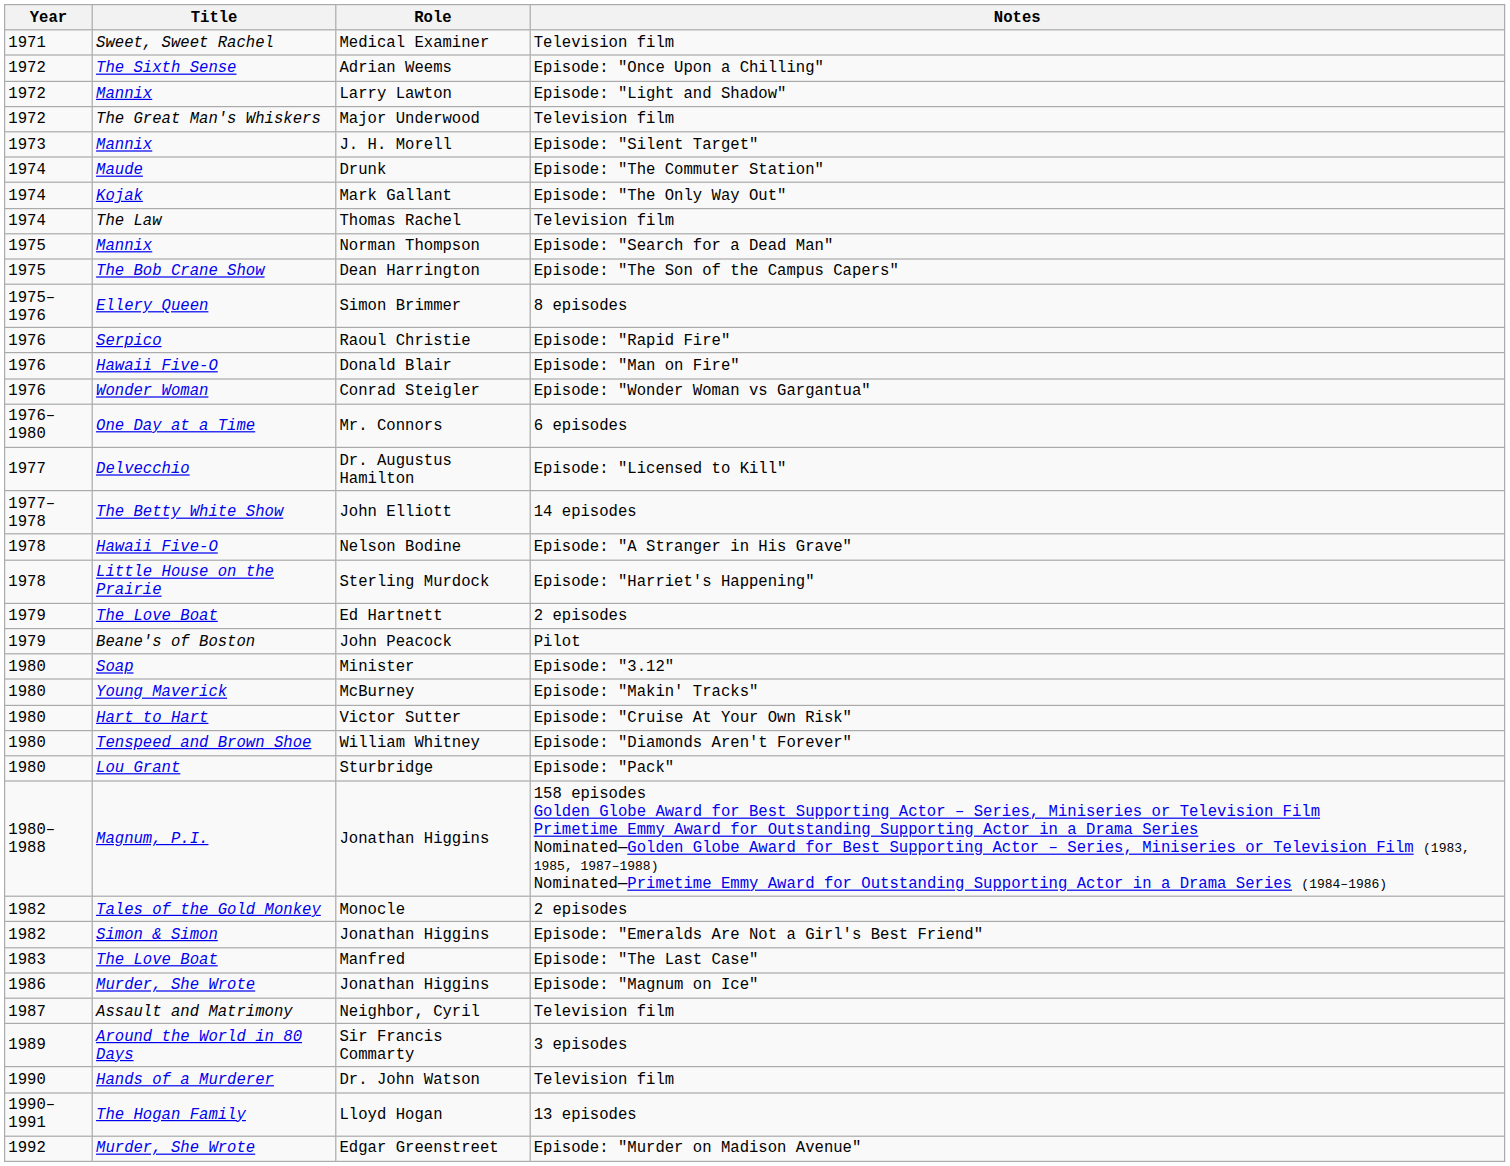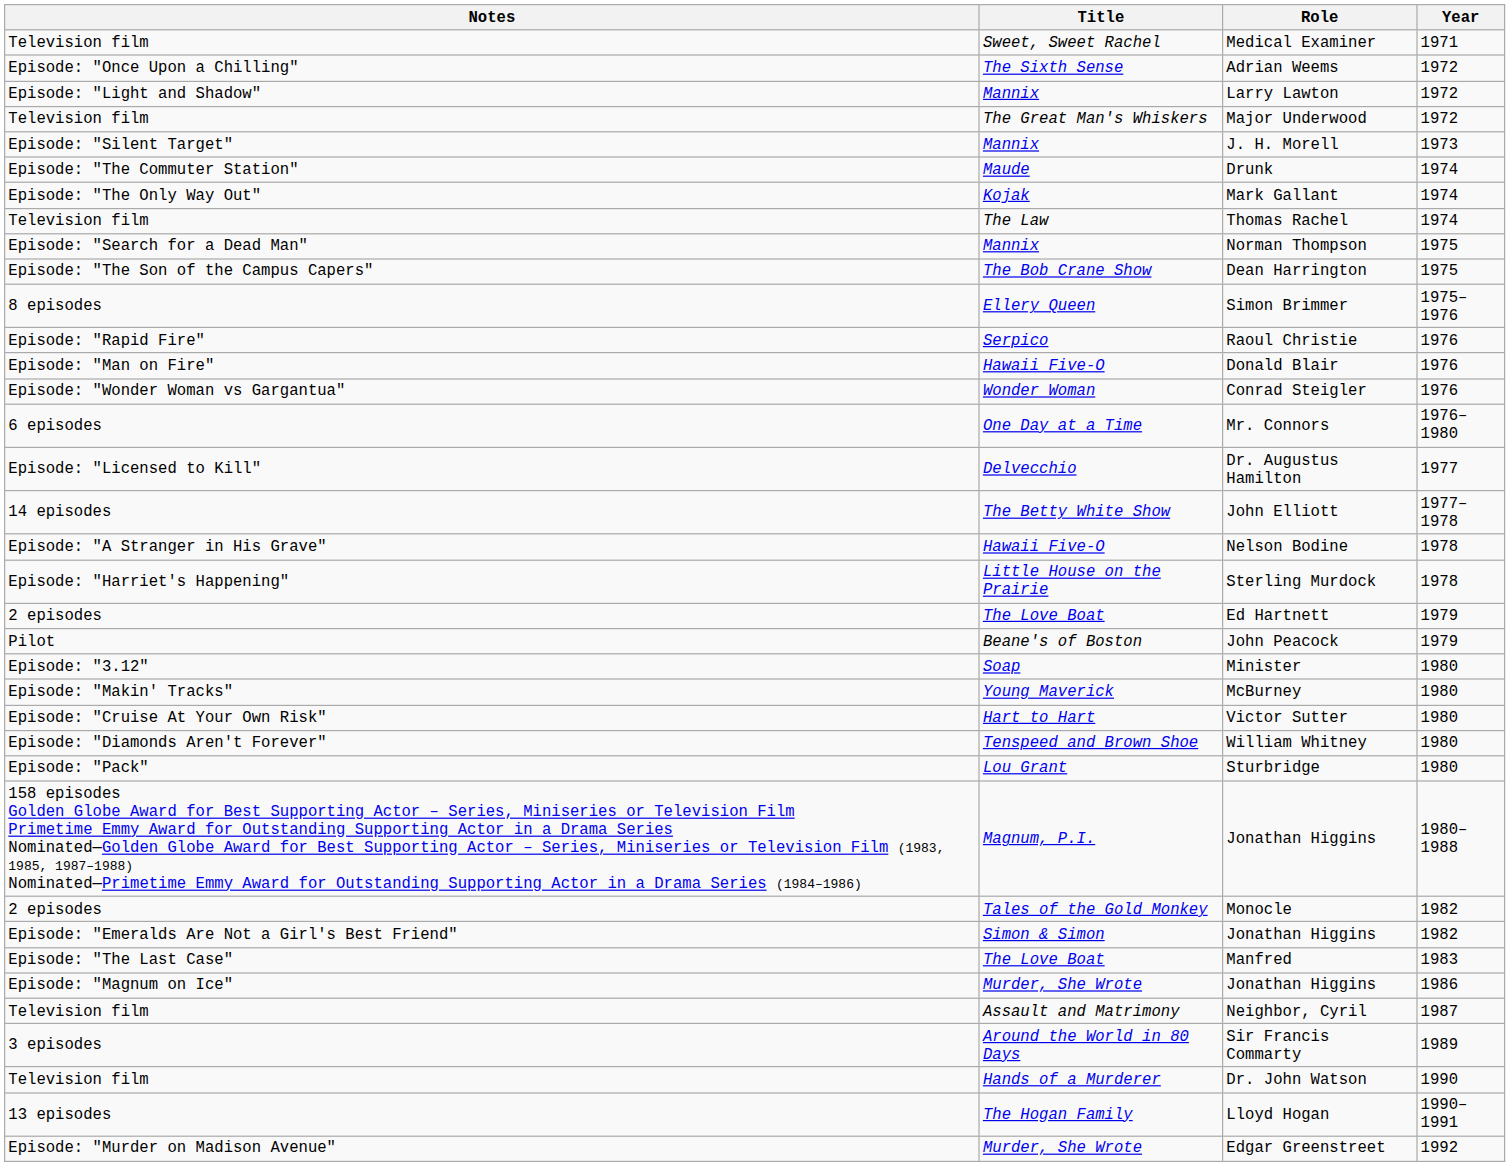columns swapped: (48, 17) <-> (1017, 17)
